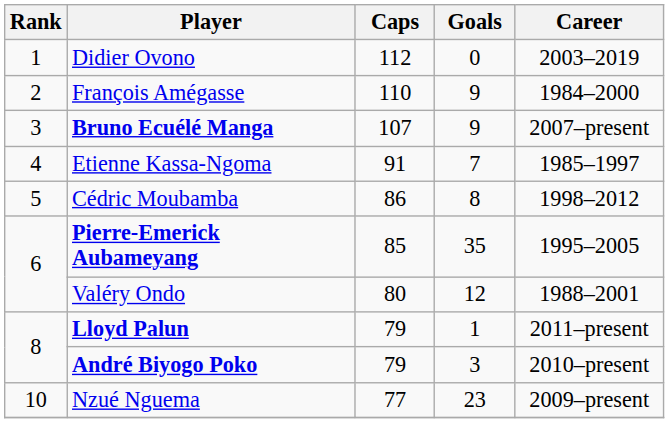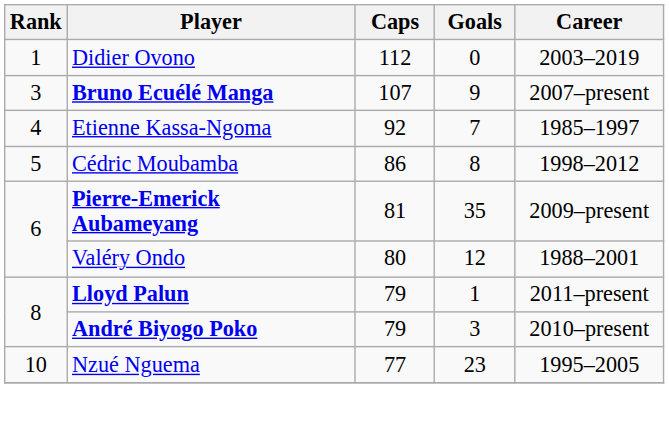- row: (158, 92)
(395, 163) 91 -> (395, 127) 92
(395, 246) 85 -> (395, 211) 81
(589, 246) 1995–2005 -> (589, 211) 2009–present
(589, 399) 2009–present -> (589, 364) 1995–2005
